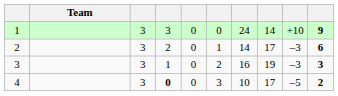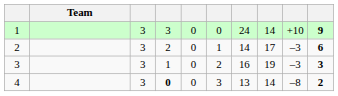(244, 82) 10 -> (244, 82) 13
(270, 82) 17 -> (270, 82) 14
(295, 82) –5 -> (295, 82) –8
